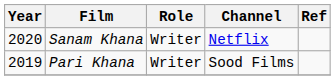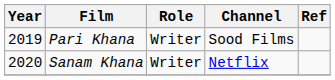rows swapped: (92, 63) <-> (96, 40)
